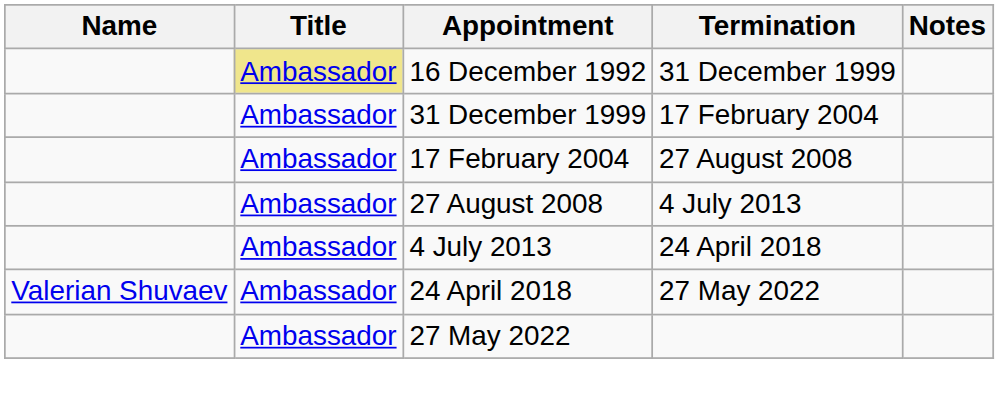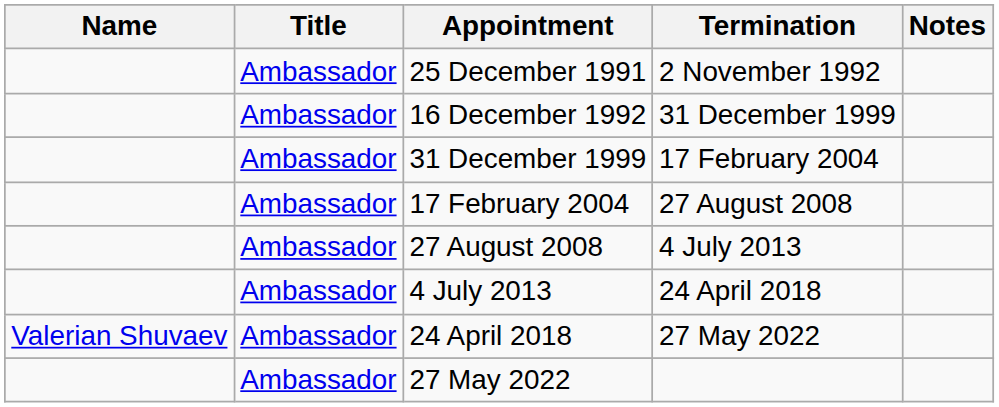+ row: (528, 70)
(318, 70) khaki background -> (318, 114) no background
